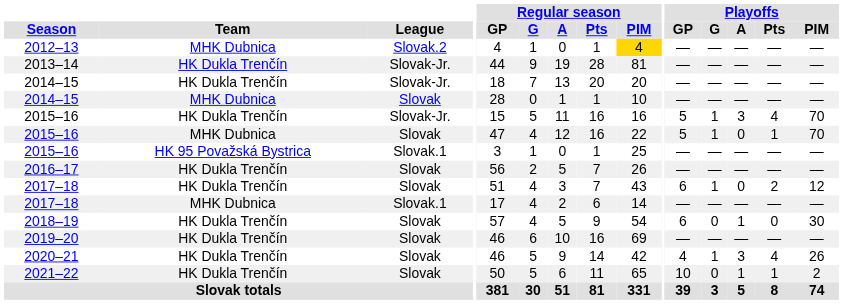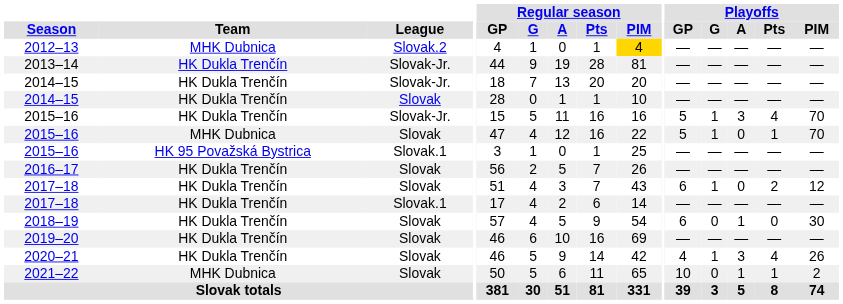(233, 99) MHK Dubnica -> (233, 99) HK Dukla Trenčín
(233, 204) MHK Dubnica -> (233, 204) HK Dukla Trenčín
(233, 273) HK Dukla Trenčín -> (233, 273) MHK Dubnica
